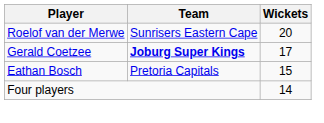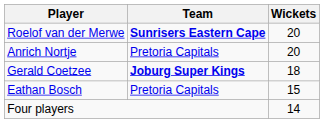(194, 33) normal -> (198, 33) bold
+ row: (42, 52)
(286, 52) 17 -> (294, 71) 18
